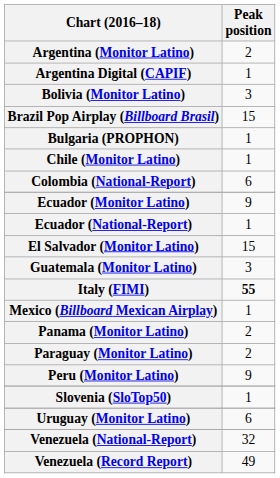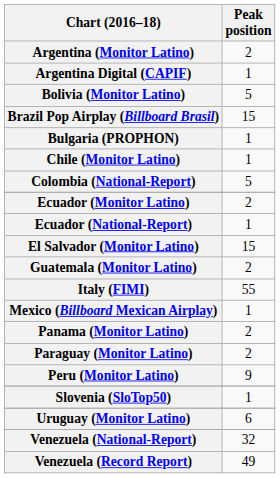(248, 95) 3 -> (248, 95) 5
(248, 181) 6 -> (248, 181) 5
(248, 203) 9 -> (248, 203) 2
(248, 267) 3 -> (248, 267) 2
(248, 289) bold -> (248, 289) normal
